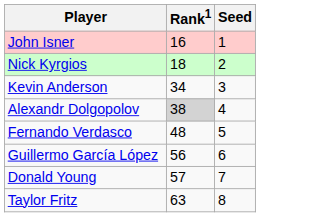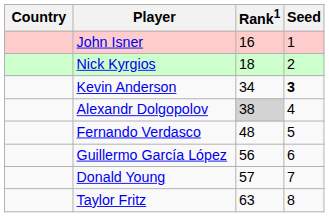+ column: (39, 17)
(222, 87) normal -> (291, 87) bold
